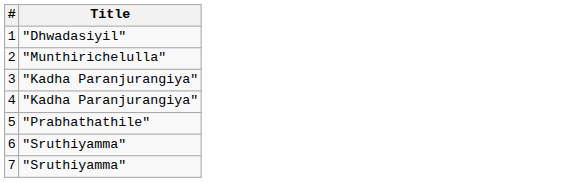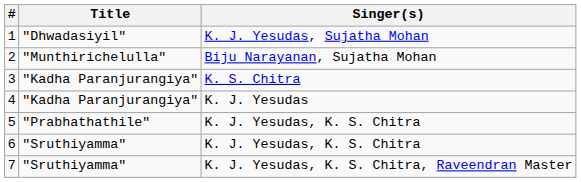+ column: (389, 16)
